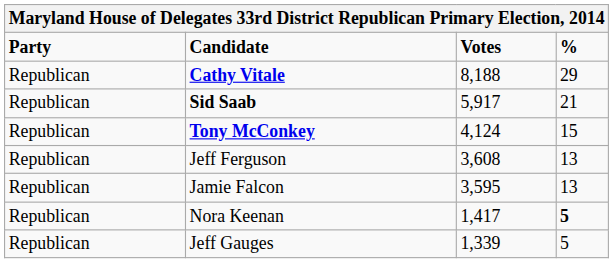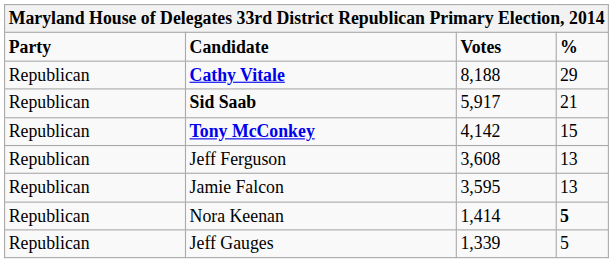(480, 131) 4,124 -> (480, 131) 4,142
(480, 215) 1,417 -> (480, 215) 1,414
